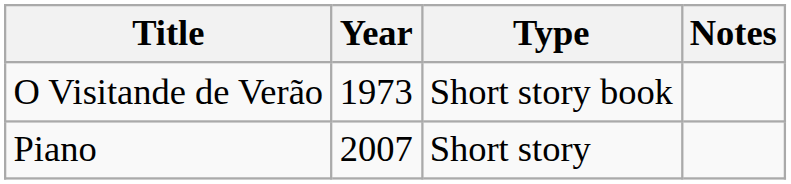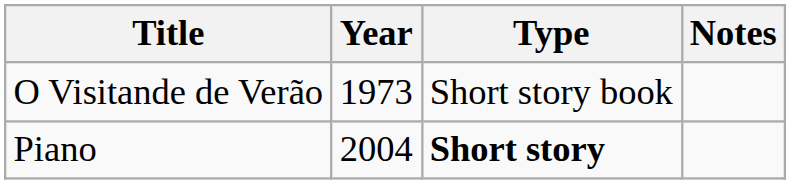(376, 149) 2007 -> (376, 149) 2004
(510, 149) normal -> (517, 149) bold
